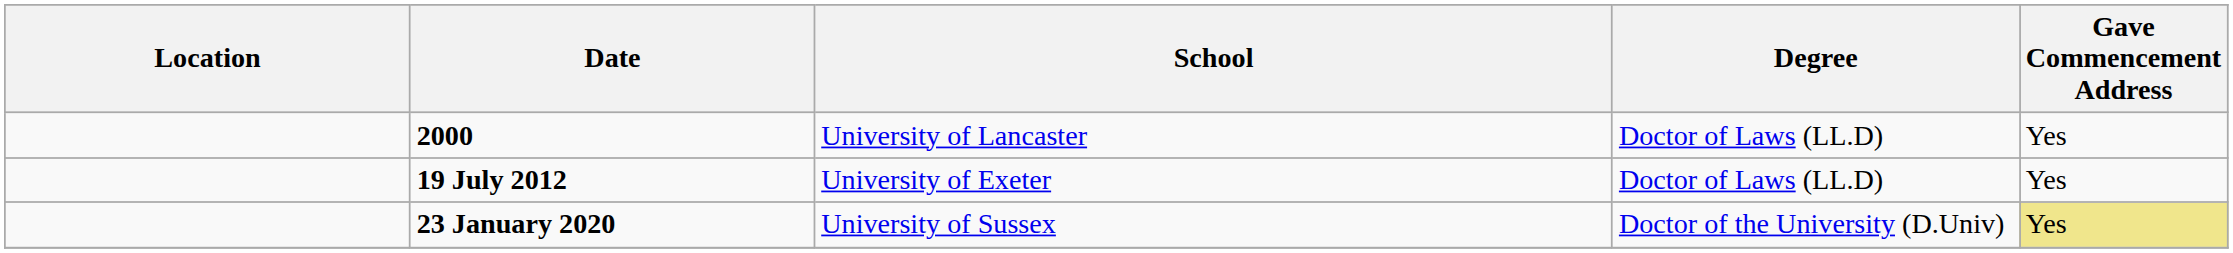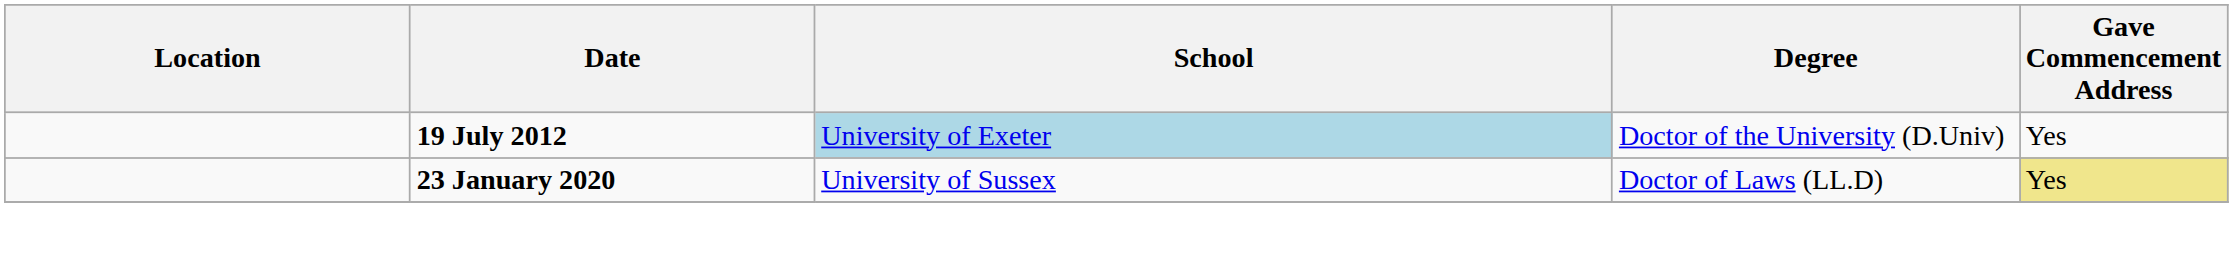- row: (445, 134)
(936, 179) no background -> (936, 134) lightblue background
(1751, 179) Doctor of Laws (LL.D) -> (1812, 134) Doctor of the University (D.Univ)
(1812, 224) Doctor of the University (D.Univ) -> (1751, 179) Doctor of Laws (LL.D)
